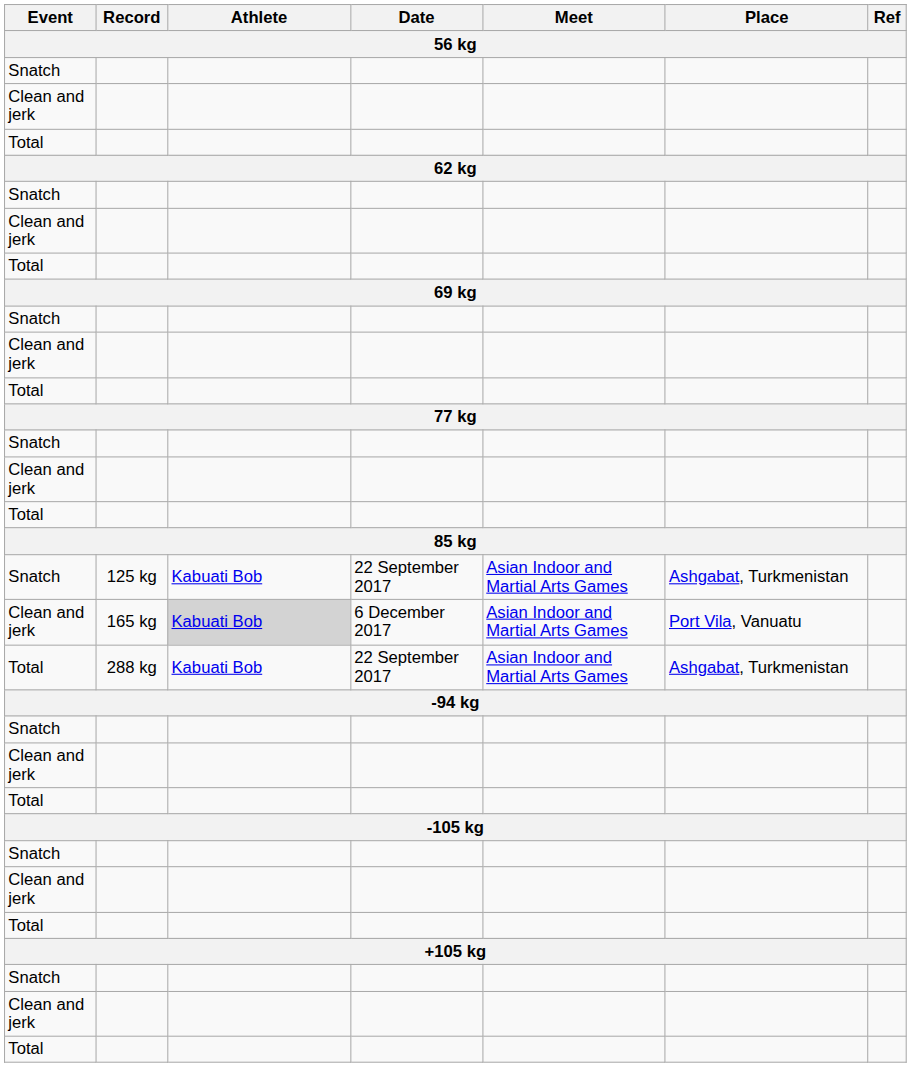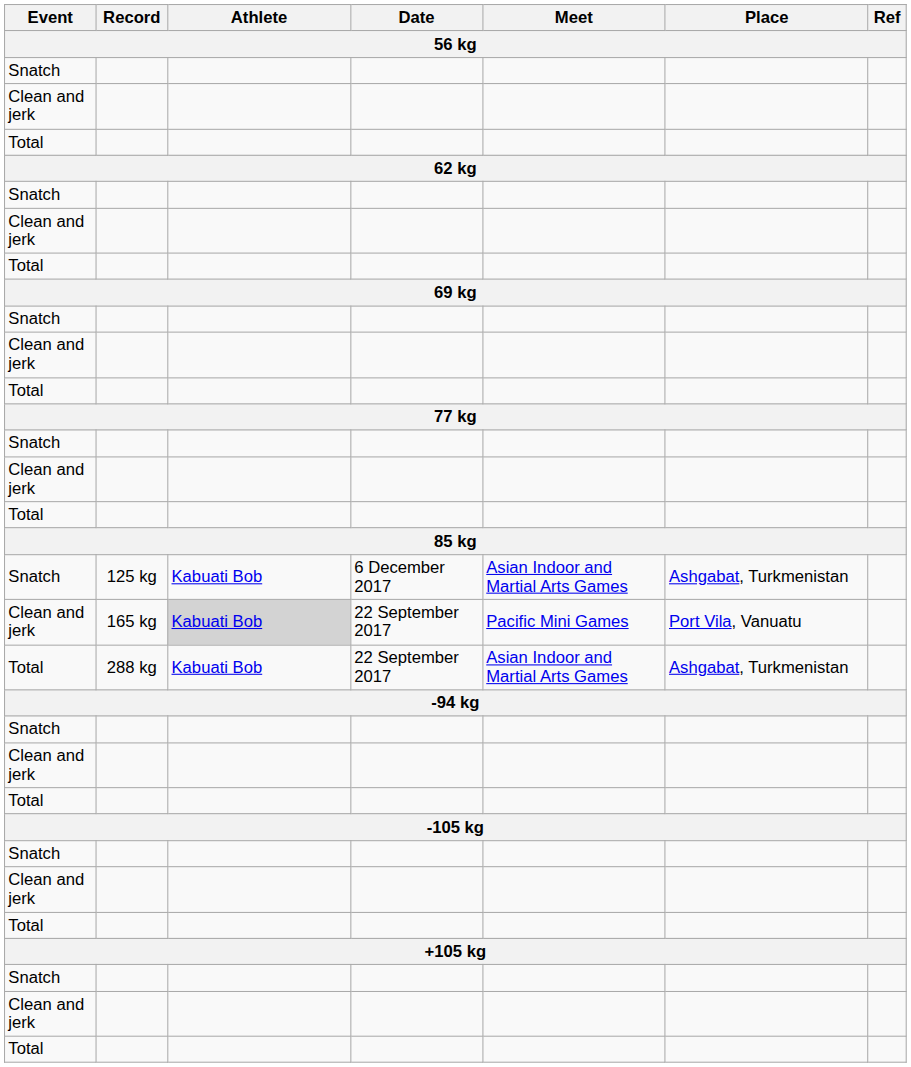(407, 576) 22 September 2017 -> (400, 576) 6 December 2017
(400, 622) 6 December 2017 -> (407, 622) 22 September 2017
(557, 622) Asian Indoor and Martial Arts Games -> (557, 622) Pacific Mini Games
